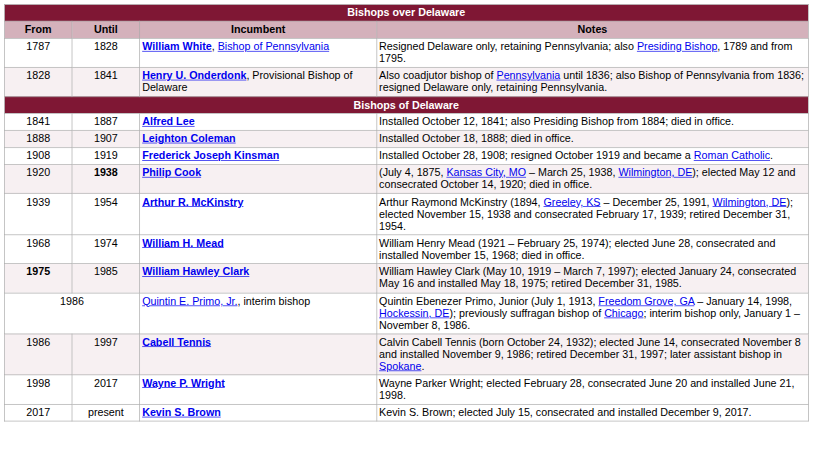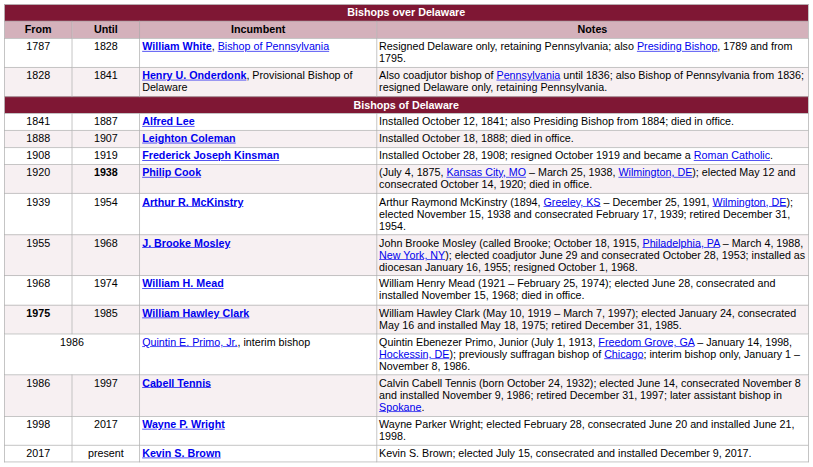+ row: (186, 243)
